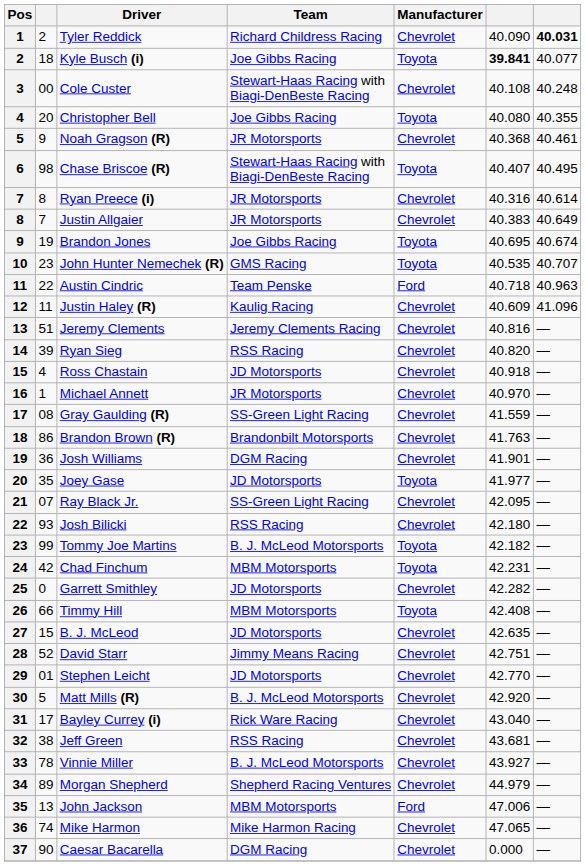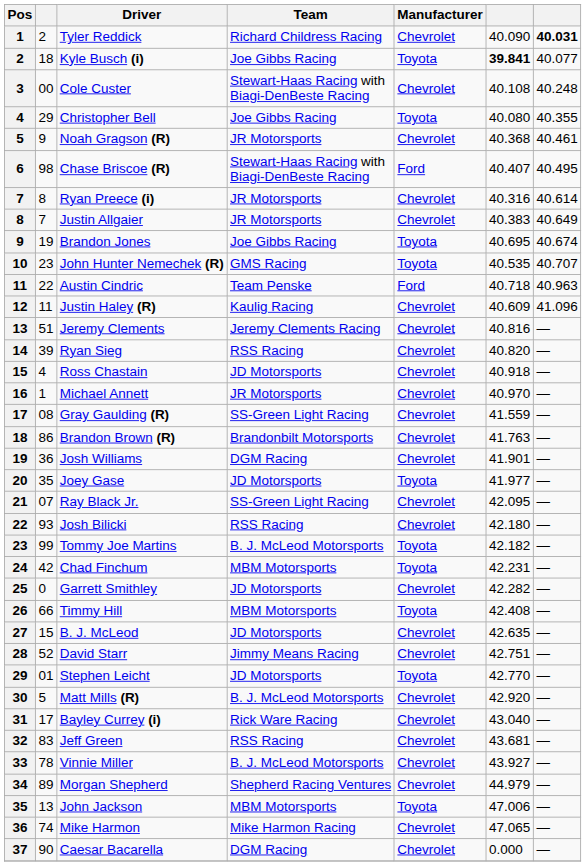(46, 117) 20 -> (46, 117) 29
(417, 168) Toyota -> (411, 168) Ford
(426, 675) Chevrolet -> (417, 675) Toyota
(46, 740) 38 -> (46, 740) 83
(411, 806) Ford -> (417, 806) Toyota
